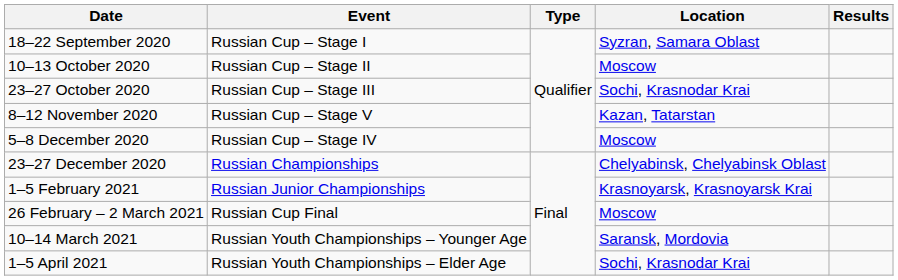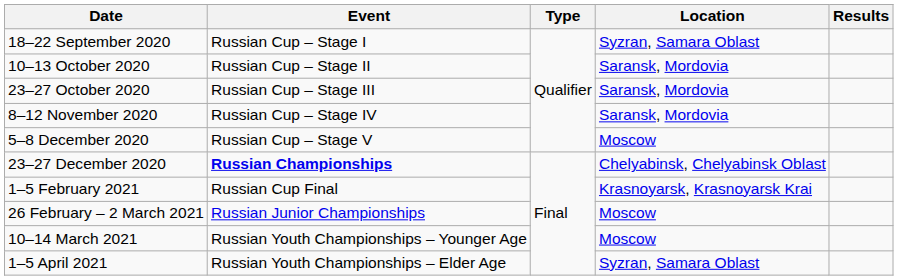(627, 66) Moscow -> (664, 66) Saransk, Mordovia
(674, 90) Sochi, Krasnodar Krai -> (664, 90) Saransk, Mordovia
(292, 115) Russian Cup – Stage V -> (294, 115) Russian Cup – Stage IV
(657, 115) Kazan, Tatarstan -> (664, 115) Saransk, Mordovia
(294, 139) Russian Cup – Stage IV -> (292, 139) Russian Cup – Stage V
(295, 164) normal -> (302, 164) bold
(318, 189) Russian Junior Championships -> (274, 189) Russian Cup Final
(274, 213) Russian Cup Final -> (318, 213) Russian Junior Championships
(664, 238) Saransk, Mordovia -> (627, 238) Moscow
(674, 262) Sochi, Krasnodar Krai -> (679, 262) Syzran, Samara Oblast
